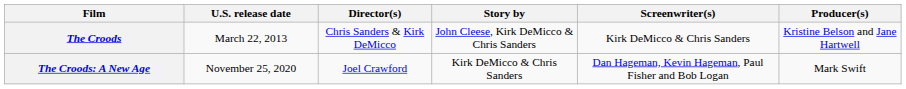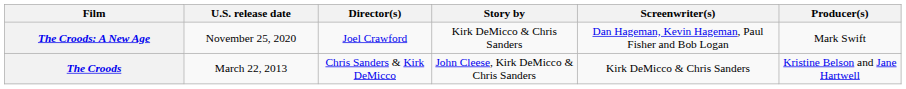rows swapped: (94, 37) <-> (94, 68)
